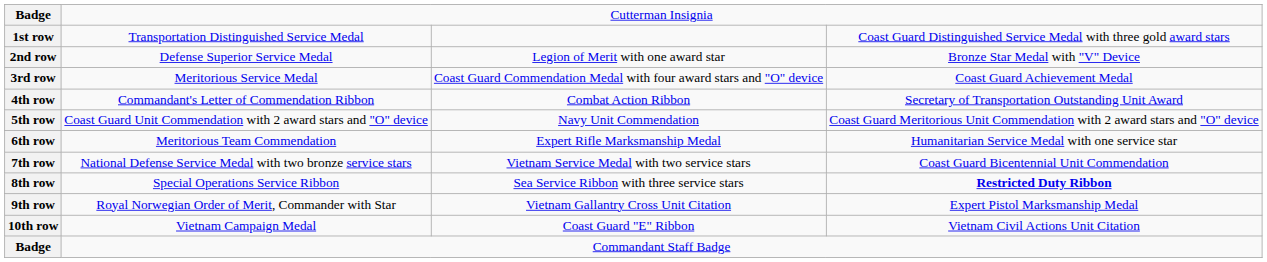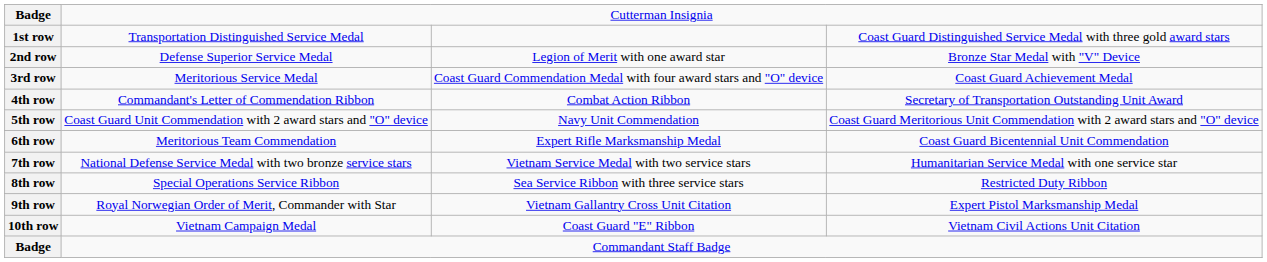(1044, 141) Humanitarian Service Medal with one service star -> (1044, 141) Coast Guard Bicentennial Unit Commendation
(1044, 162) Coast Guard Bicentennial Unit Commendation -> (1044, 162) Humanitarian Service Medal with one service star
(1044, 183) bold -> (1044, 183) normal
